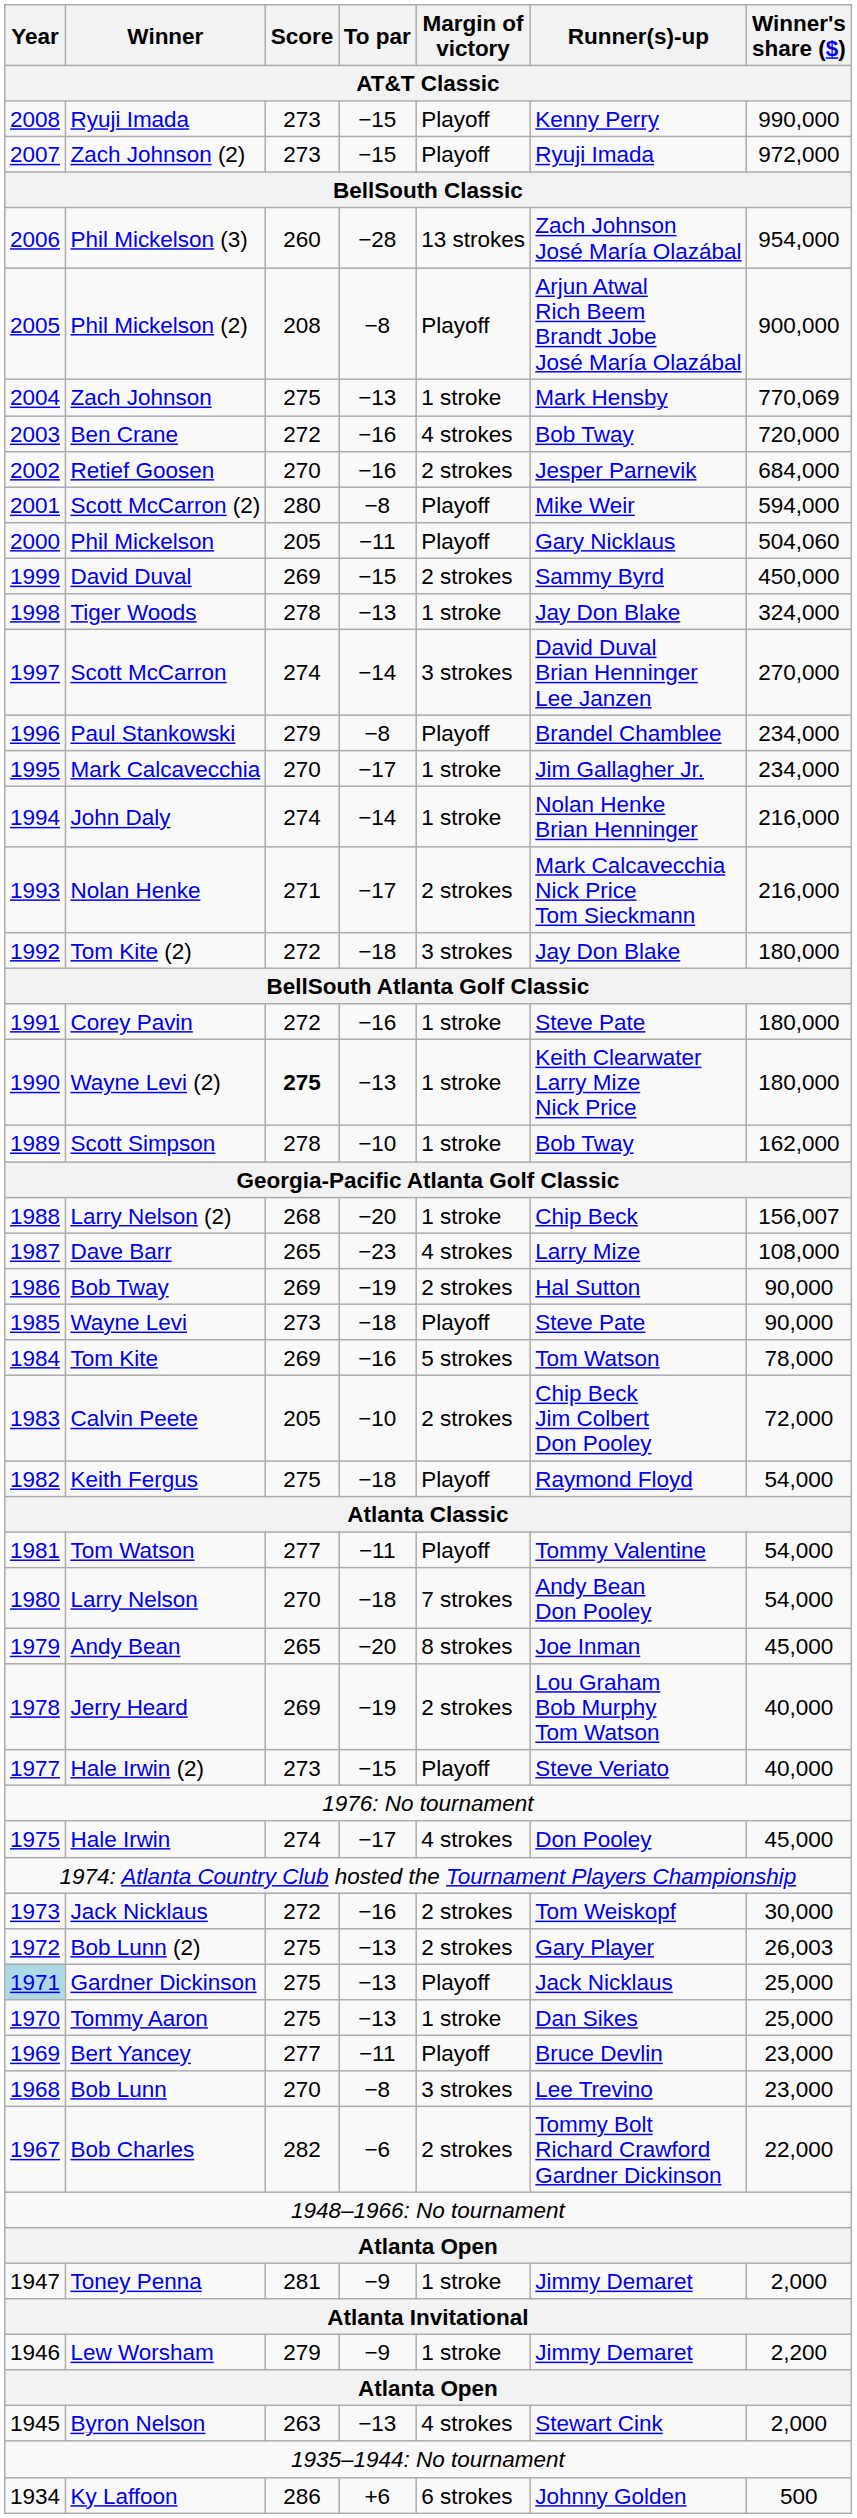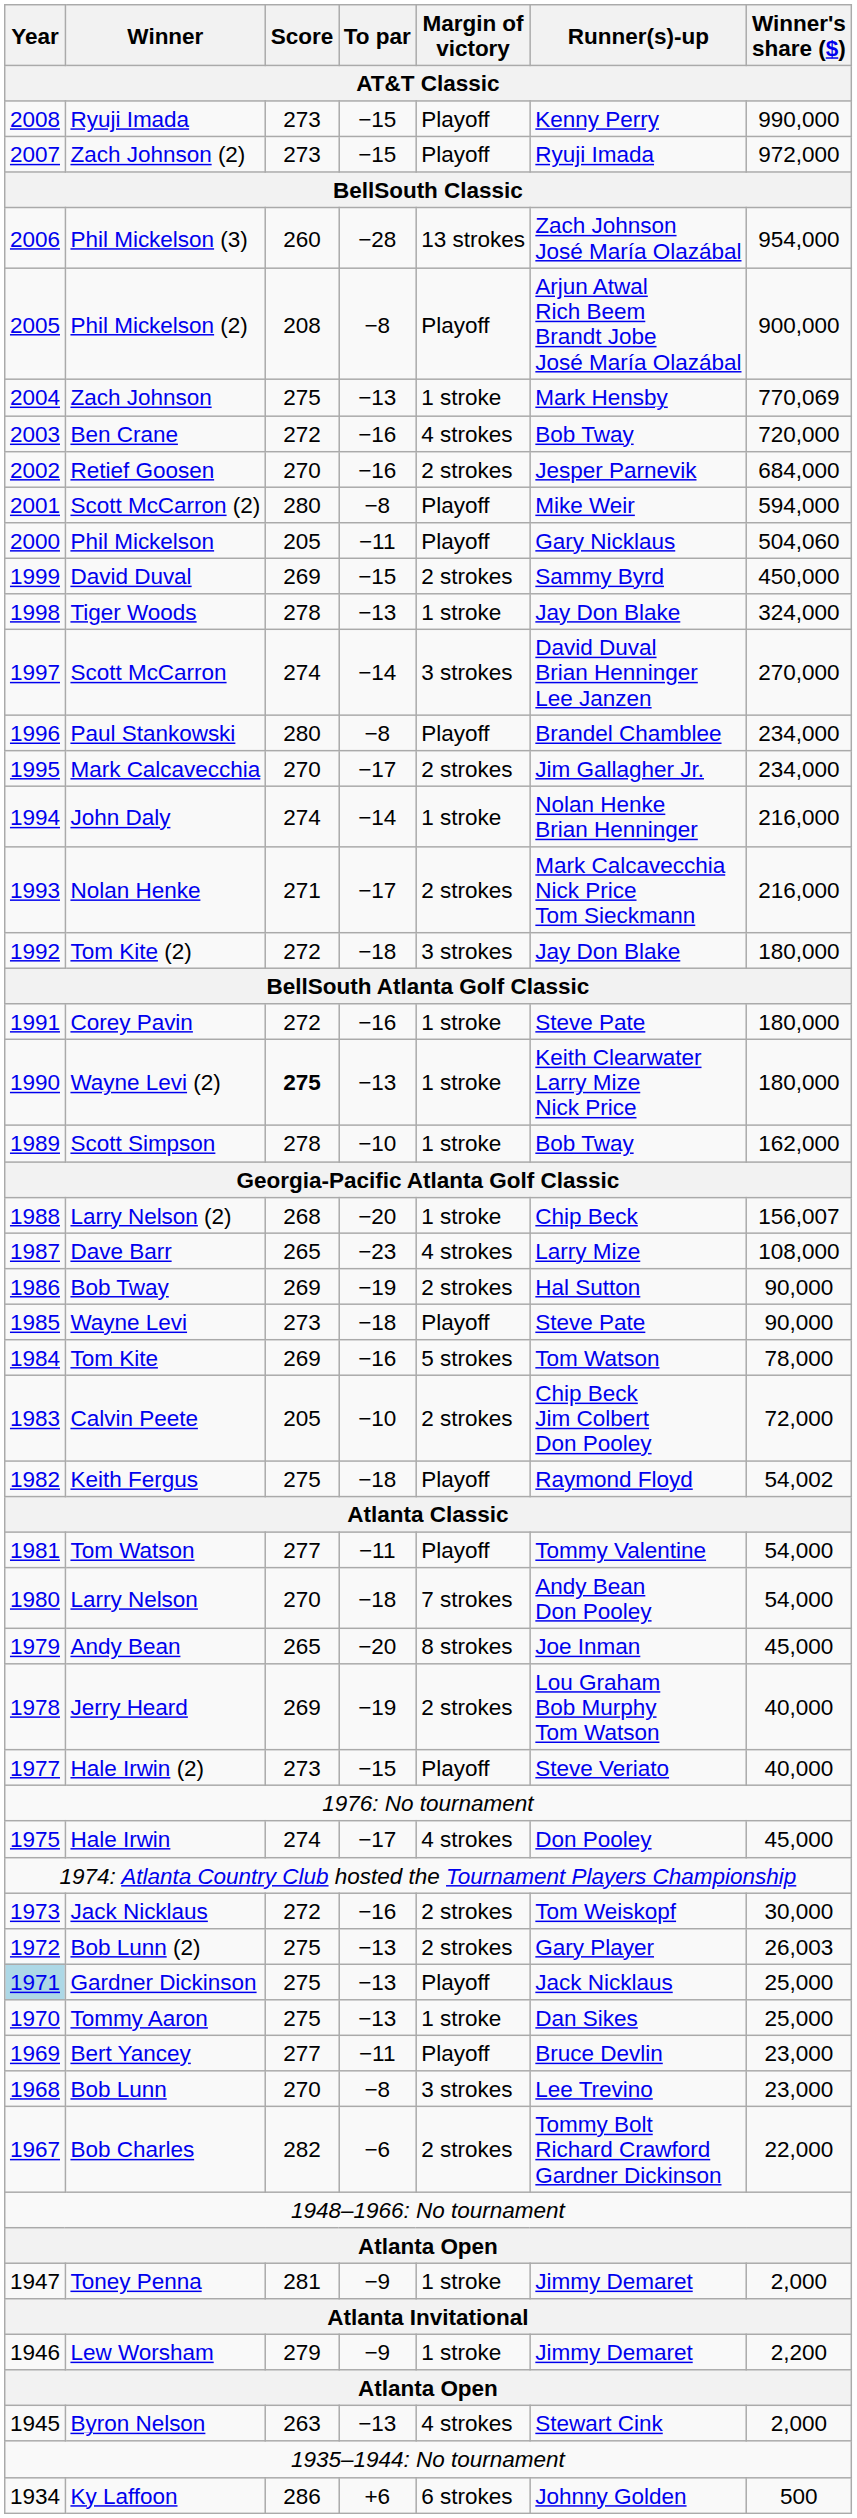(302, 733) 279 -> (302, 733) 280
(461, 769) 1 stroke -> (467, 769) 2 strokes
(799, 1479) 54,000 -> (799, 1479) 54,002
